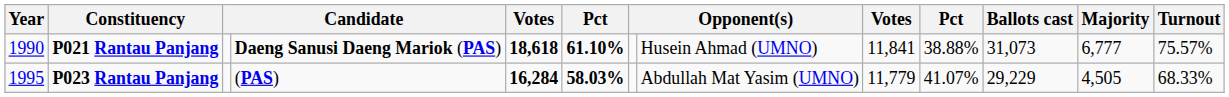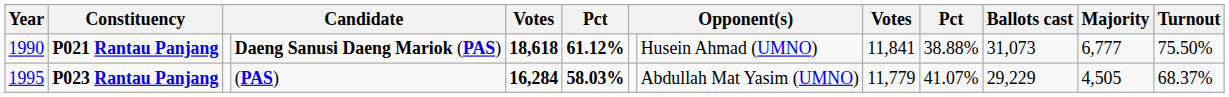(595, 48) 61.10% -> (595, 48) 61.12%
(1185, 48) 75.57% -> (1185, 48) 75.50%
(1185, 77) 68.33% -> (1185, 77) 68.37%
